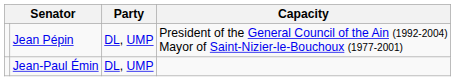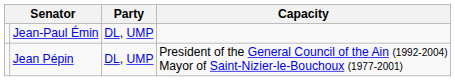rows swapped: (56, 66) <-> (43, 40)
